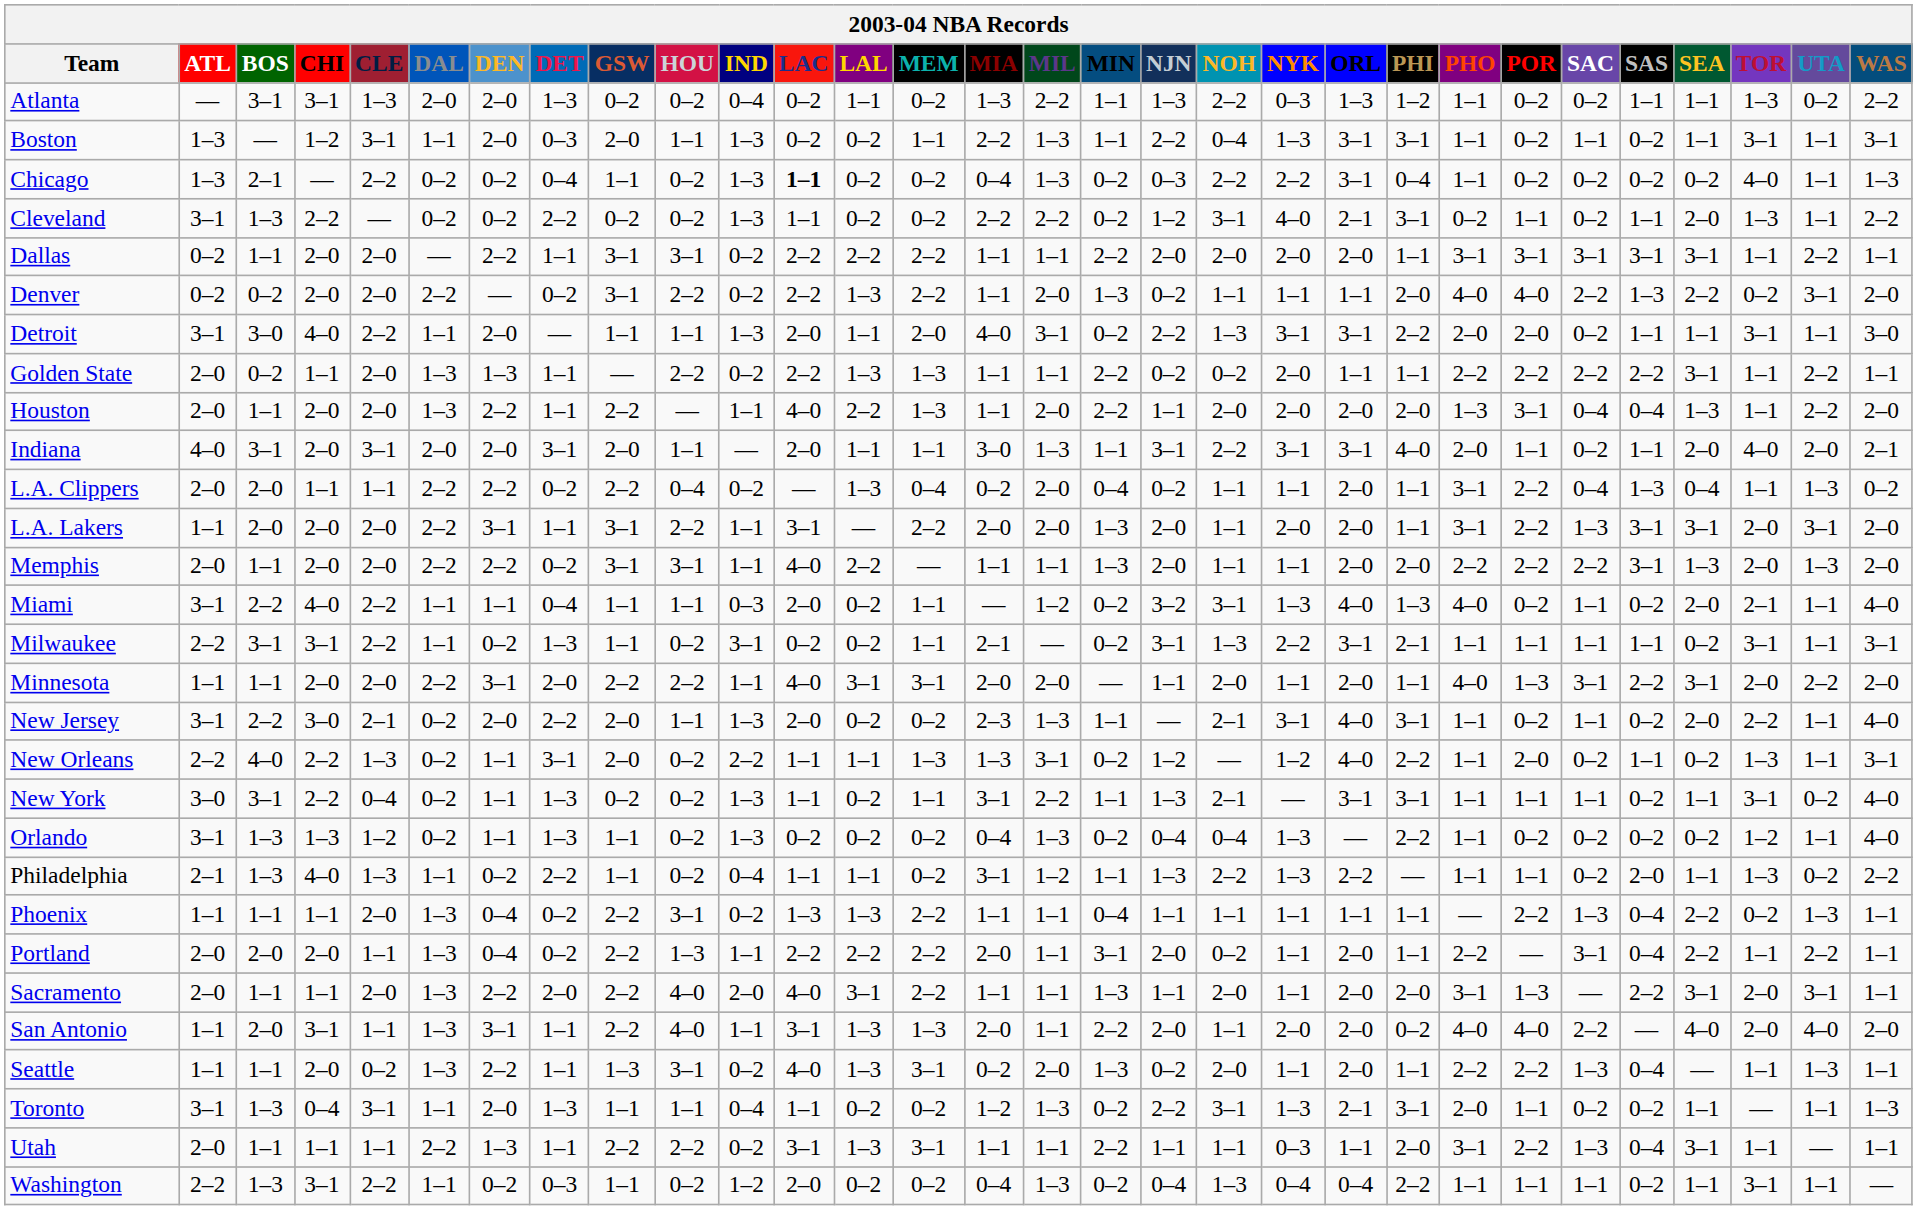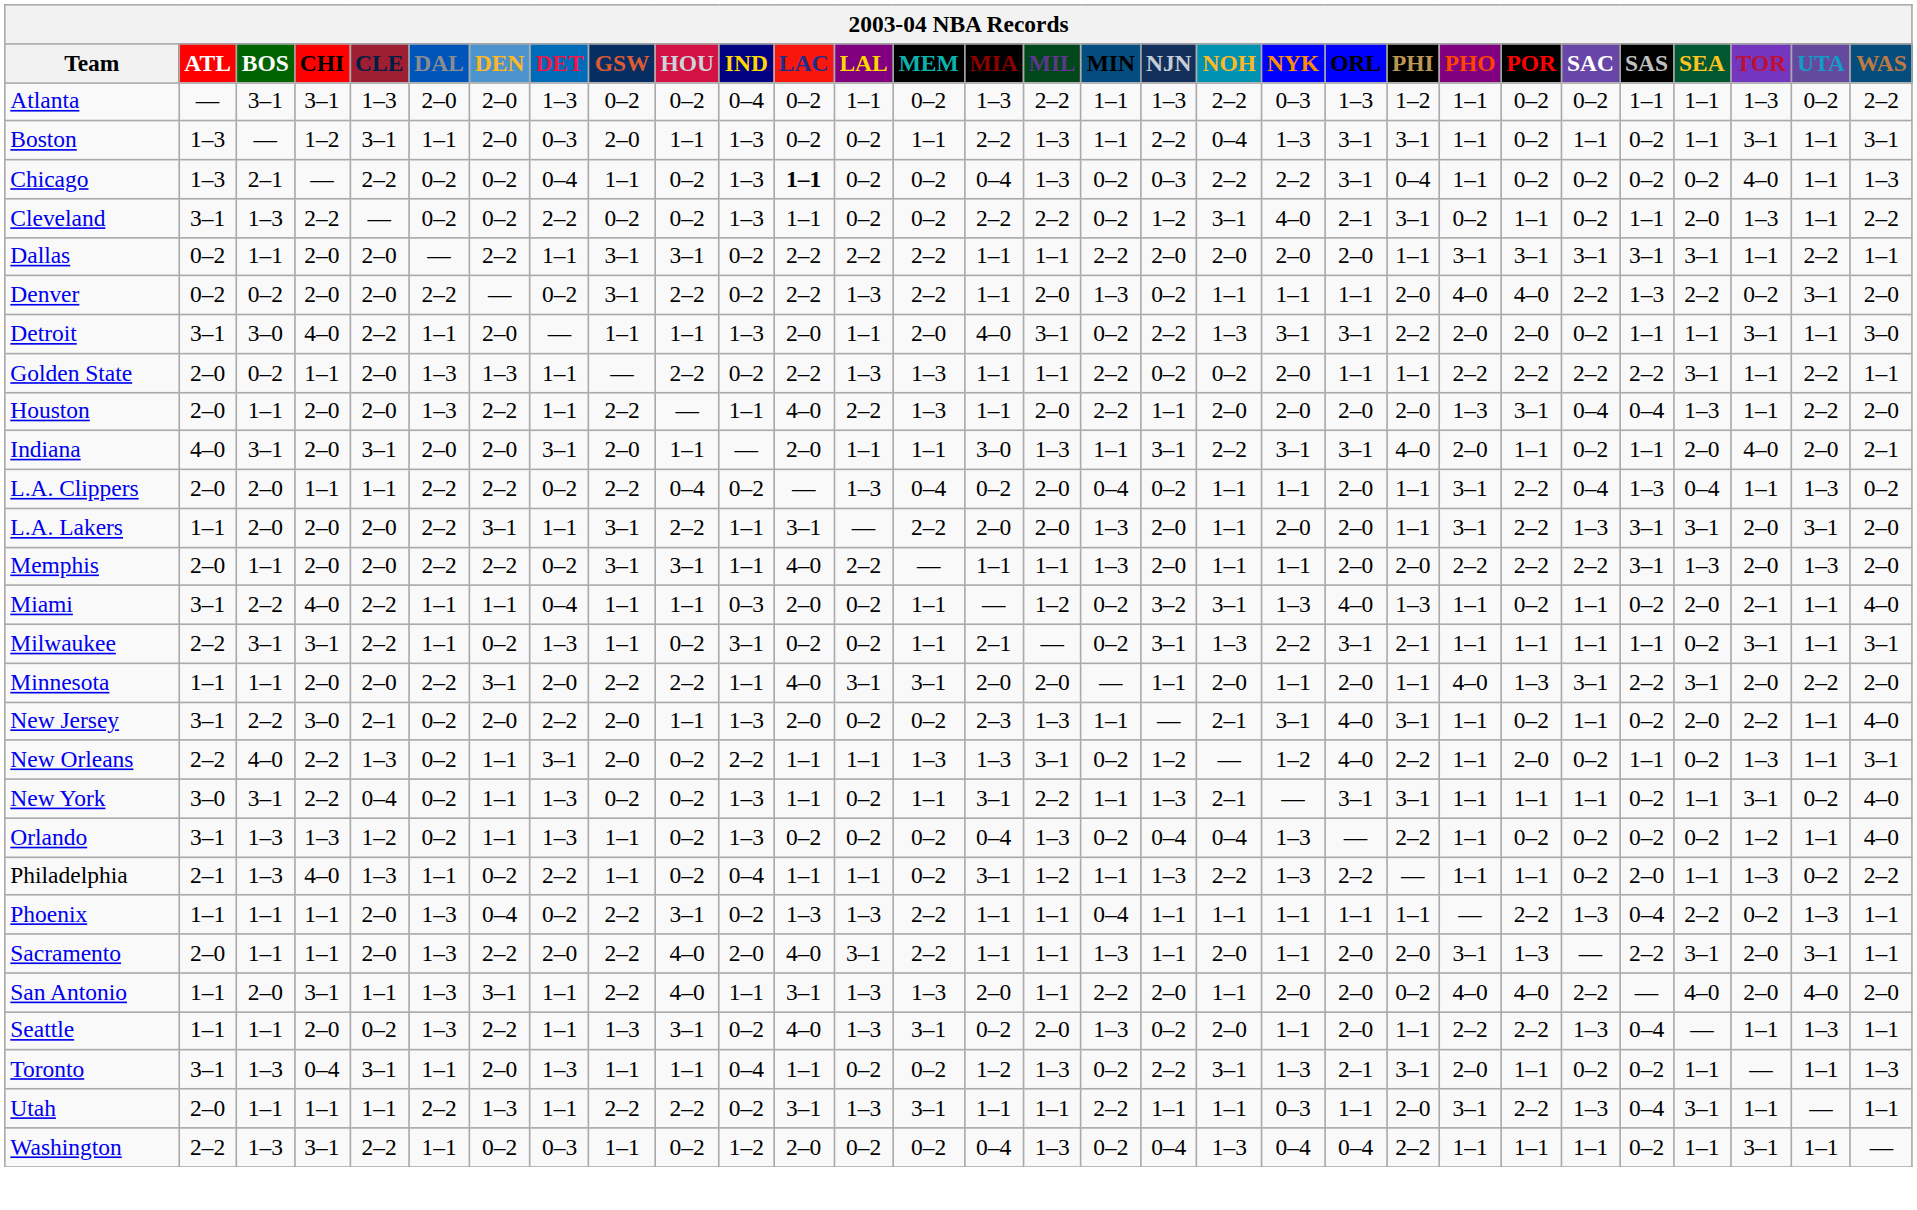(1470, 604) 4–0 -> (1470, 604) 1–1
- row: (50, 953)
